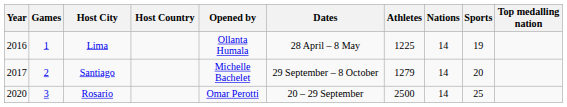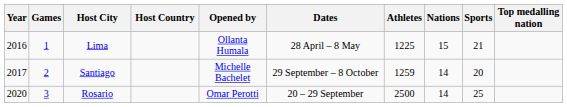(443, 45) 14 -> (443, 45) 15
(478, 45) 19 -> (478, 45) 21
(404, 72) 1279 -> (404, 72) 1259
